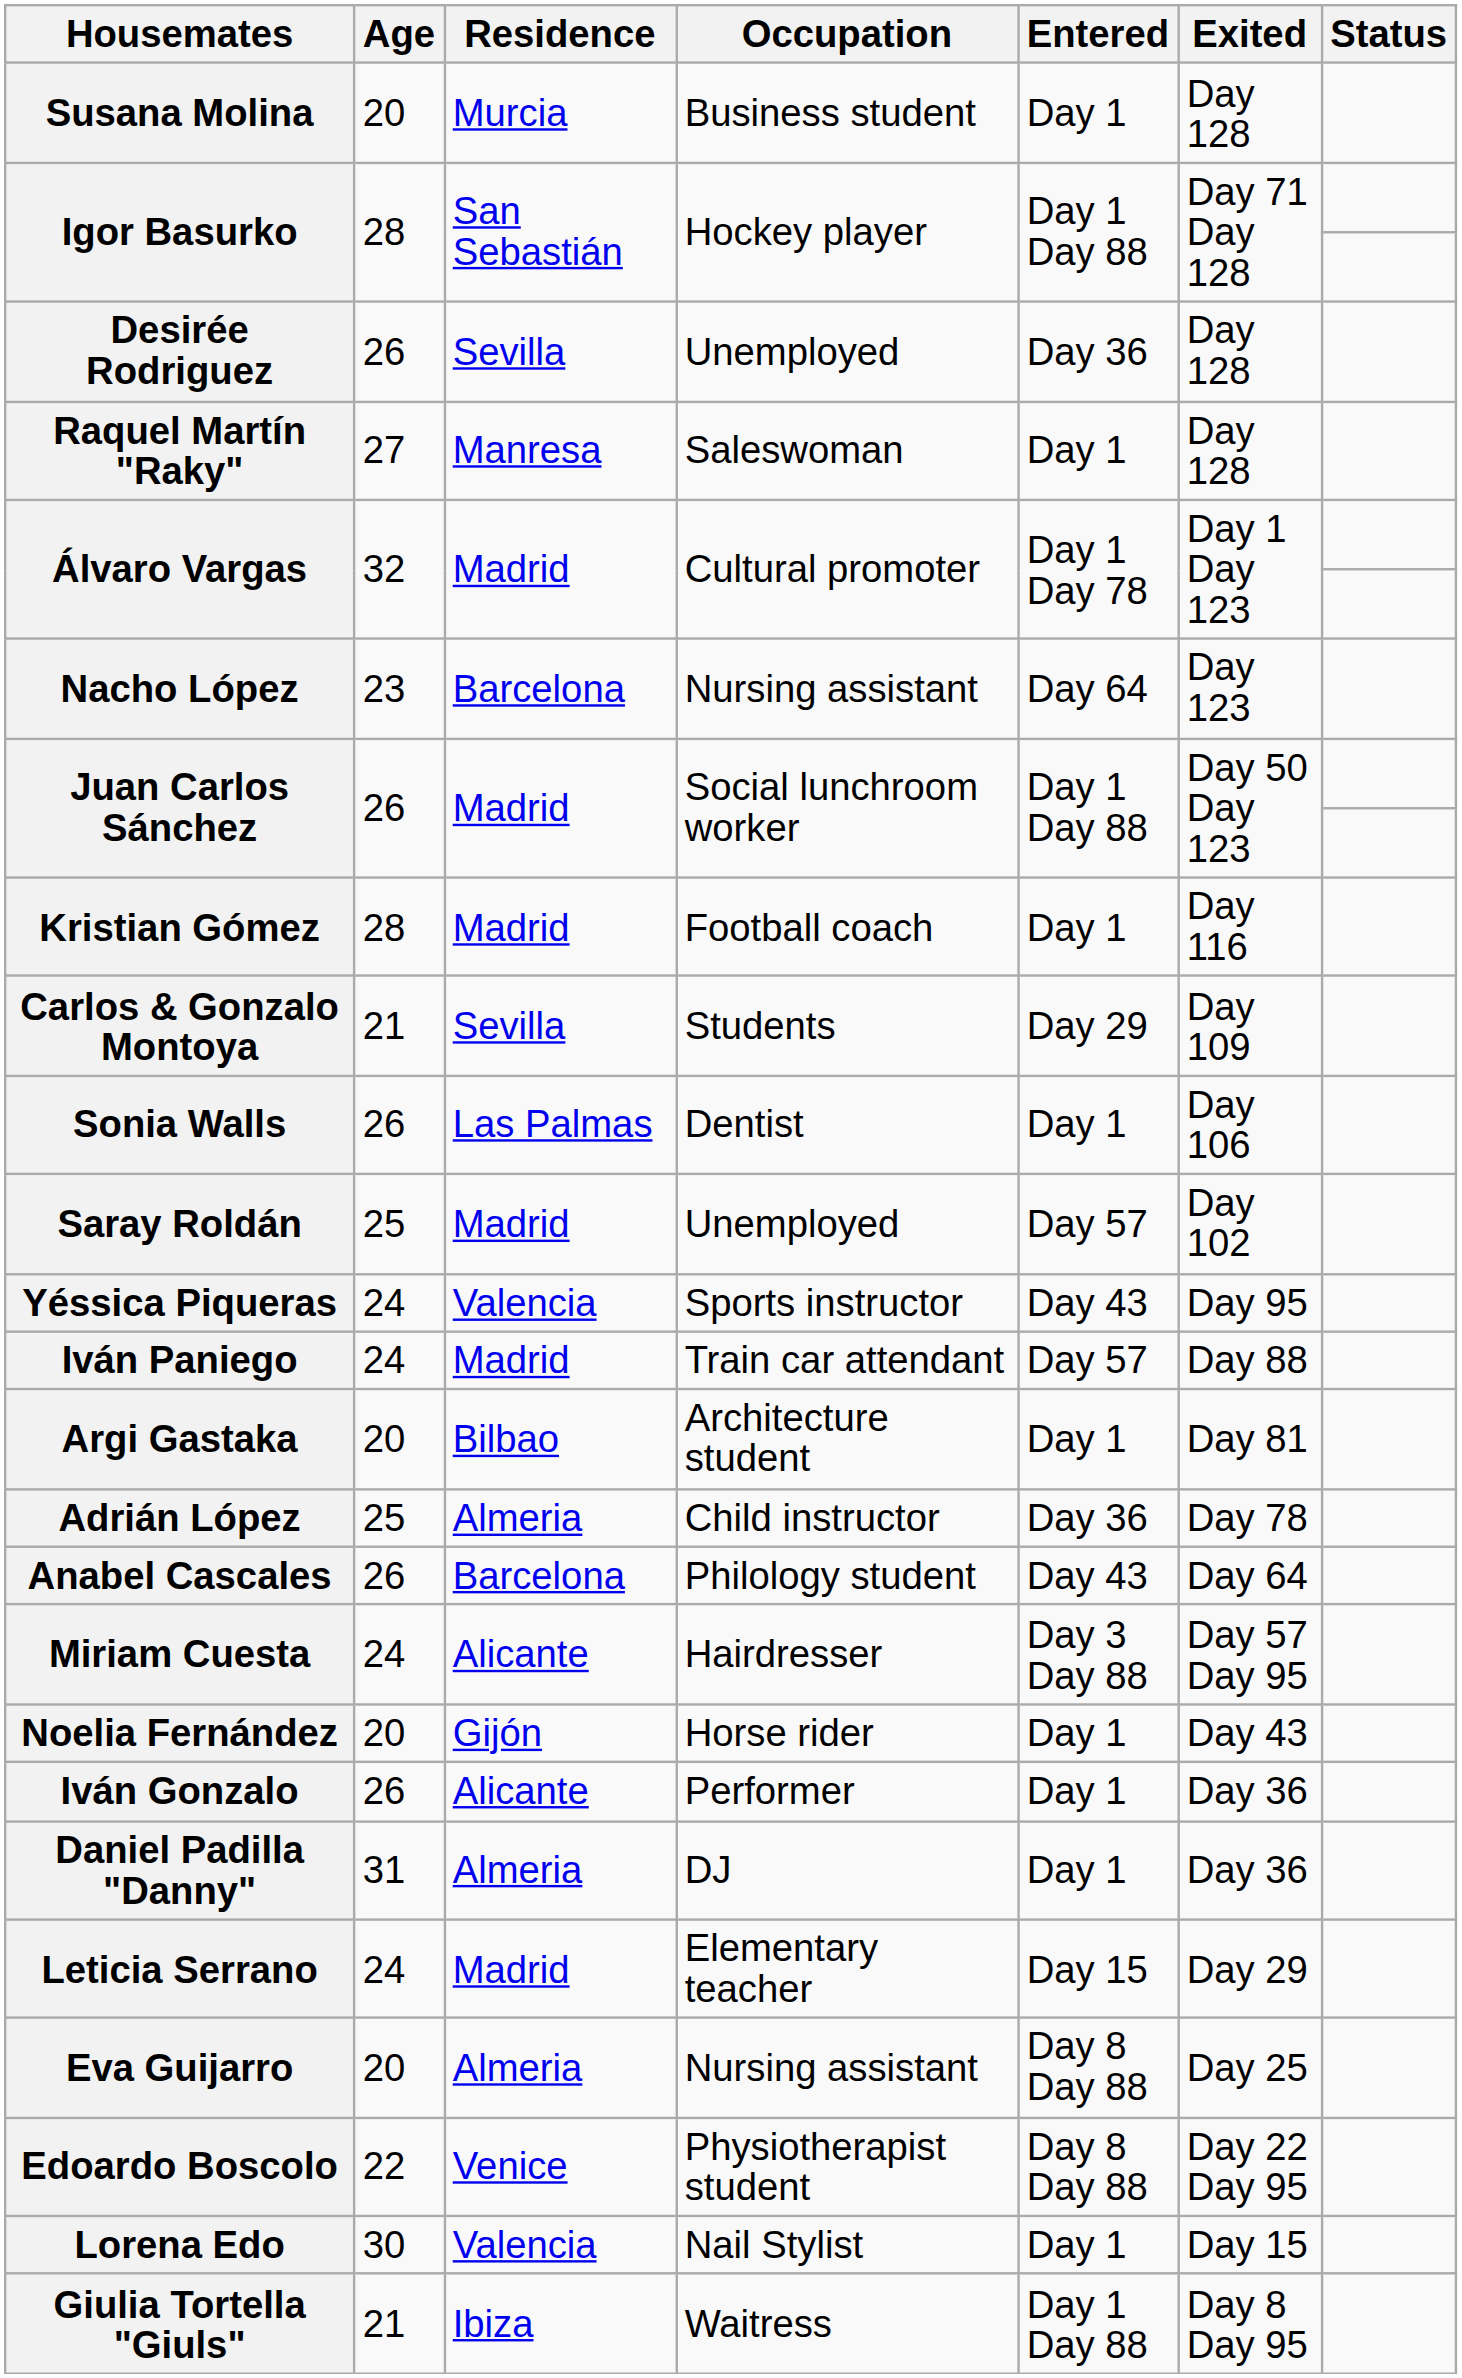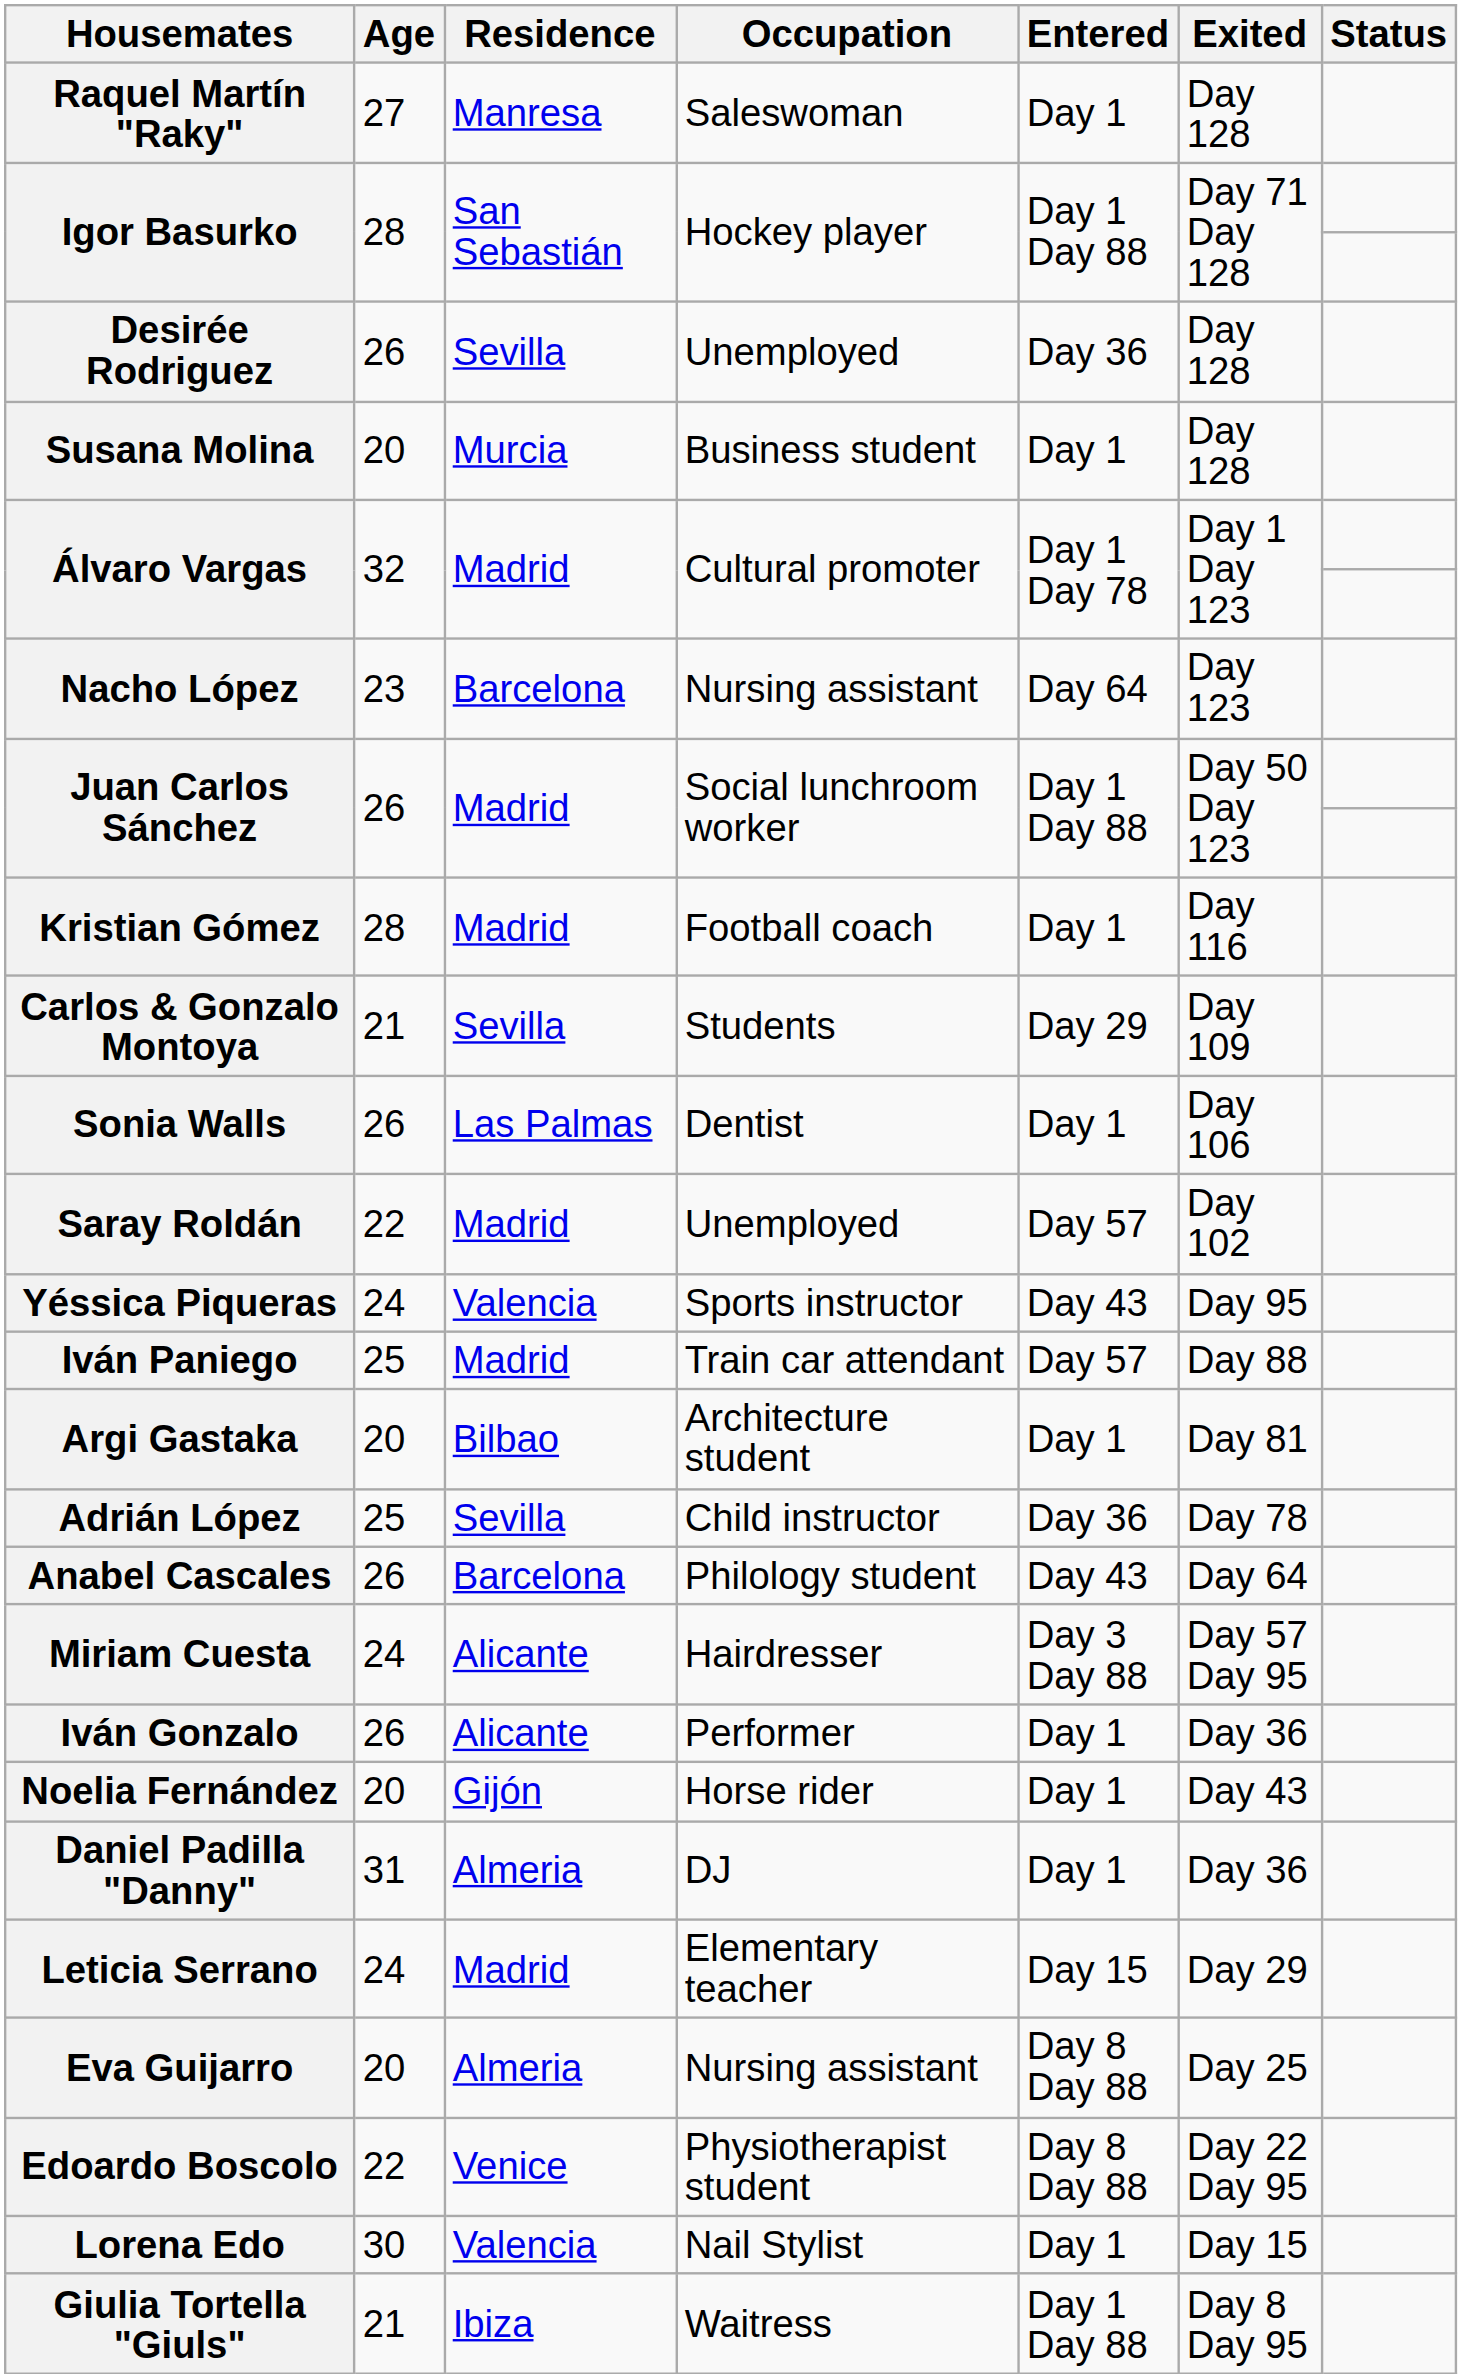rows swapped: (180, 113) <-> (180, 450)
(384, 1224) 25 -> (384, 1224) 22
(384, 1360) 24 -> (384, 1360) 25
(518, 1518) Almeria -> (509, 1518) Sevilla
rows swapped: (180, 1733) <-> (180, 1791)
